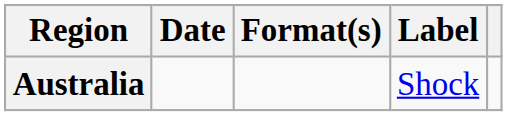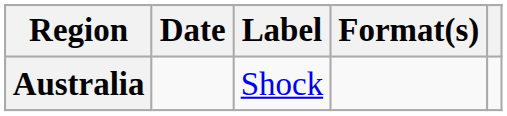columns swapped: (311, 30) <-> (438, 30)
